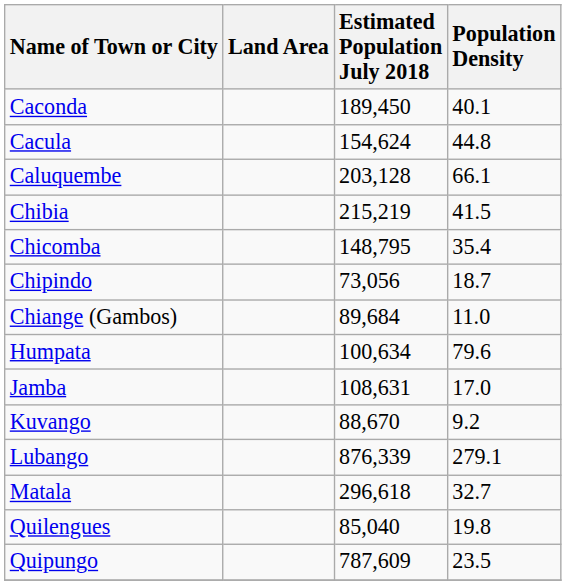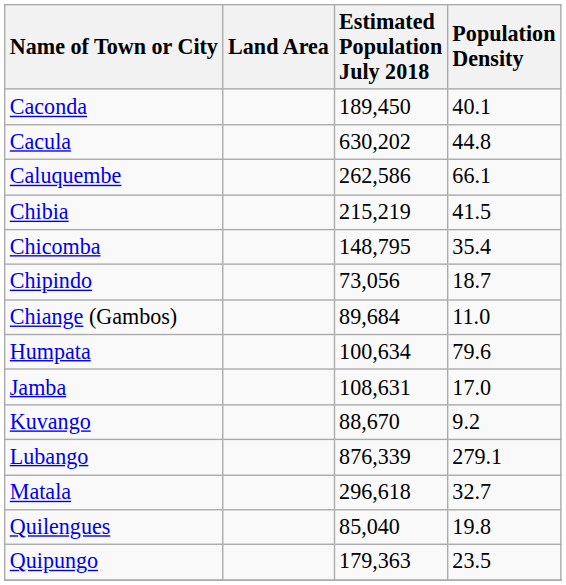(375, 141) 154,624 -> (375, 141) 630,202
(375, 176) 203,128 -> (375, 176) 262,586
(375, 561) 787,609 -> (375, 561) 179,363
